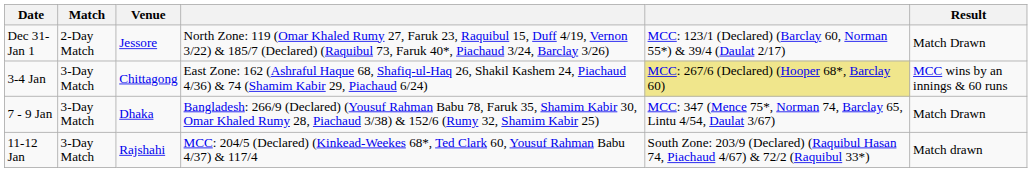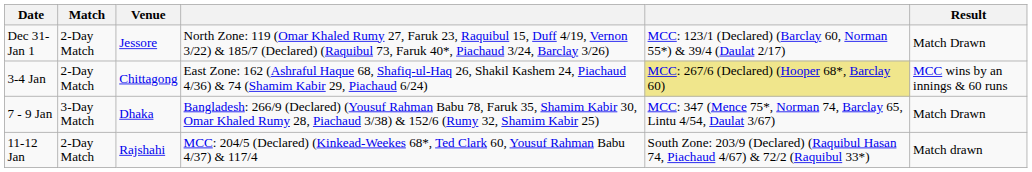(77, 78) 3-Day Match -> (77, 78) 2-Day Match
(77, 149) 3-Day Match -> (77, 149) 2-Day Match
